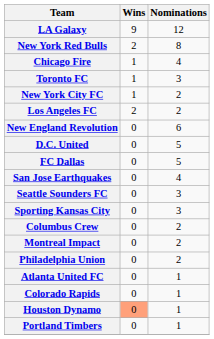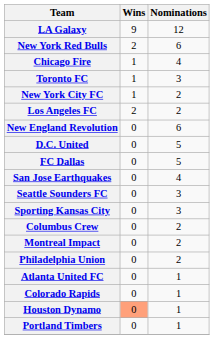(179, 45) 8 -> (179, 45) 6
